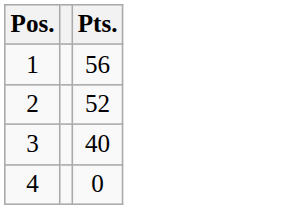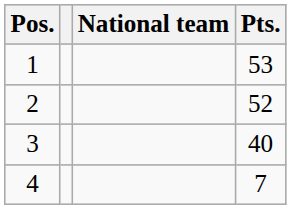+ column: (153, 24)
(98, 64) 56 -> (261, 64) 53
(98, 183) 0 -> (261, 183) 7
